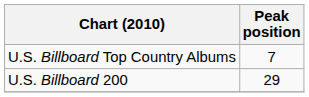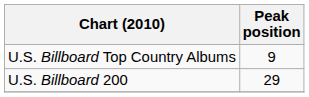(272, 56) 7 -> (272, 56) 9
